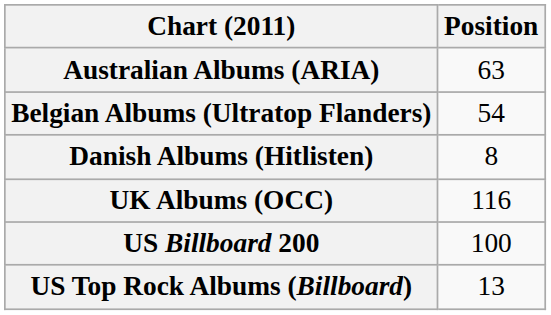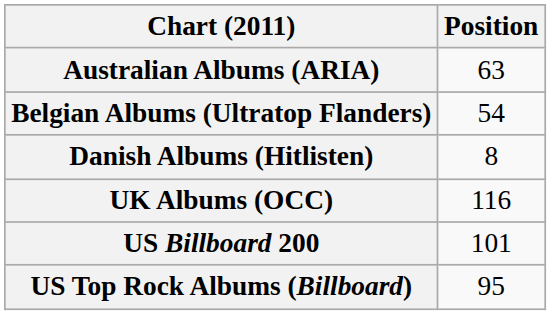(491, 243) 100 -> (491, 243) 101
(491, 286) 13 -> (491, 286) 95
